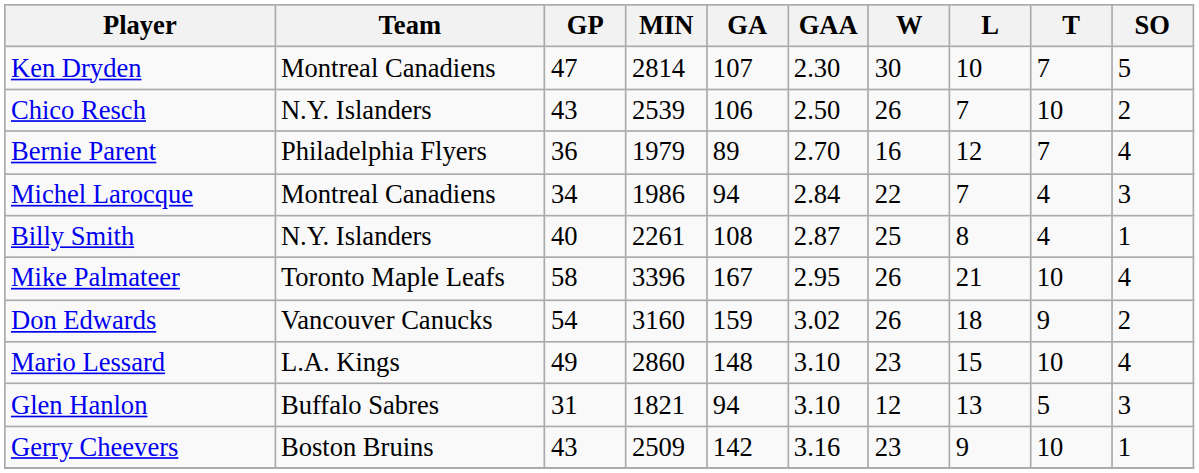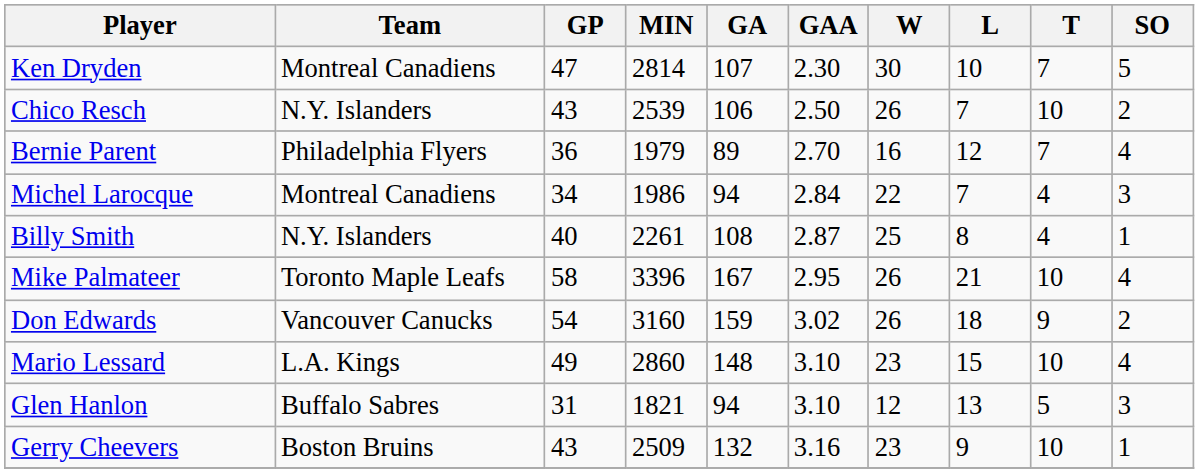(733, 446) 142 -> (733, 446) 132
